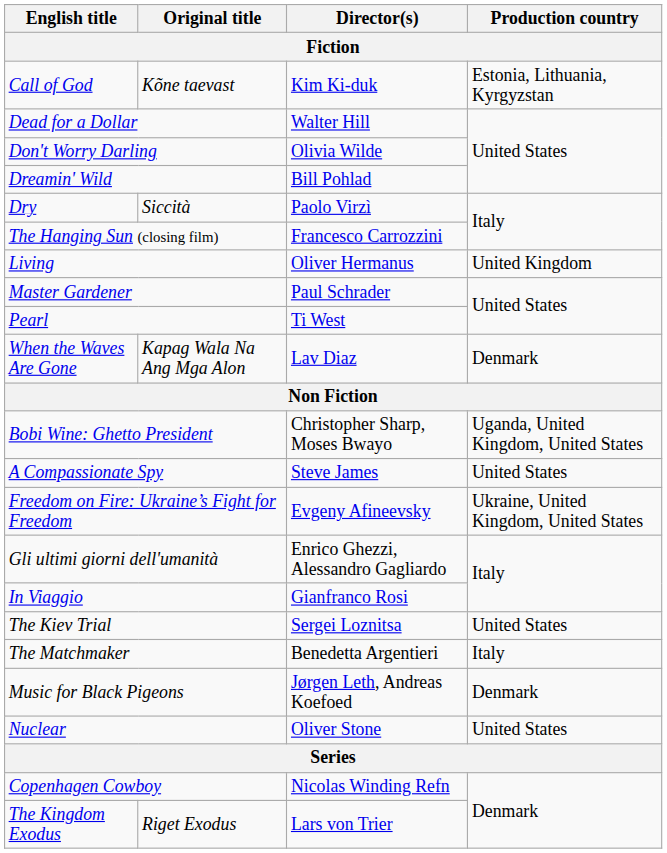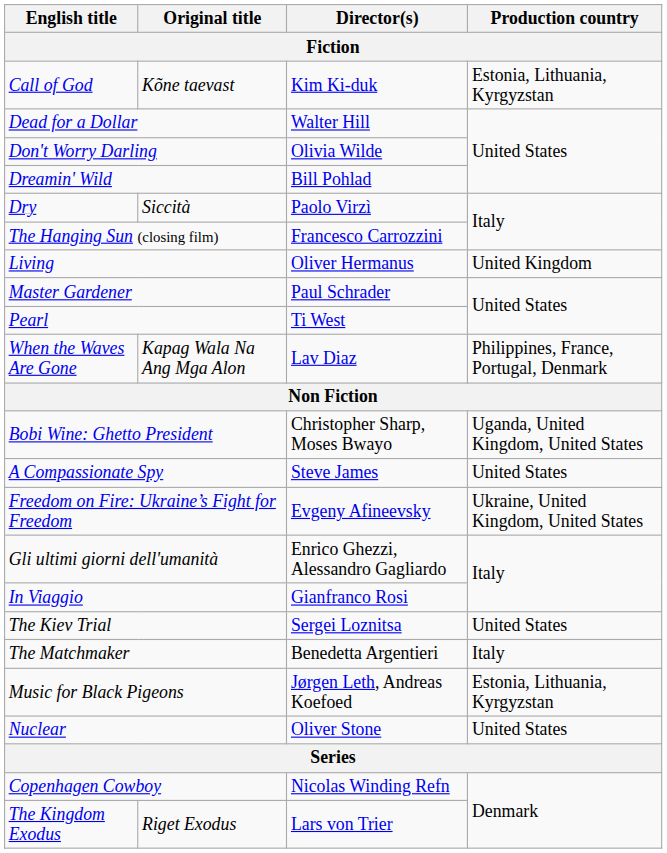(505, 358) Denmark -> (543, 358) Philippines, France, Portugal, Denmark
(505, 691) Denmark -> (539, 691) Estonia, Lithuania, Kyrgyzstan
